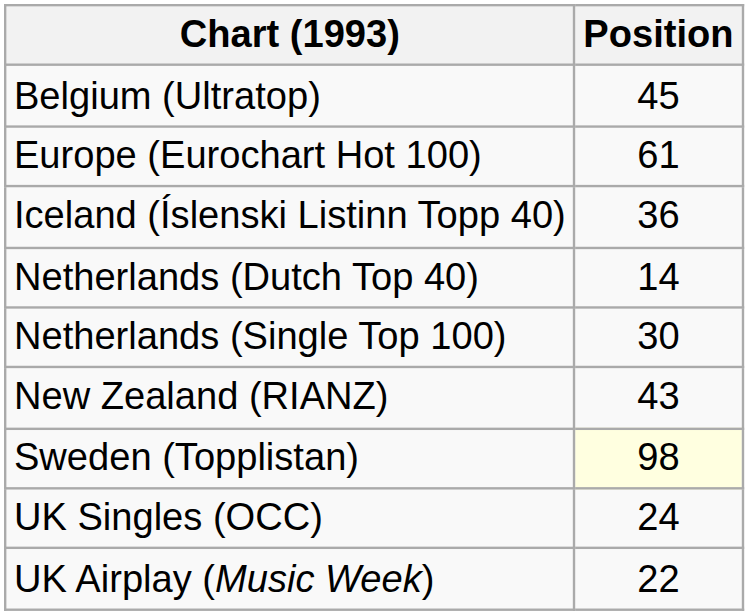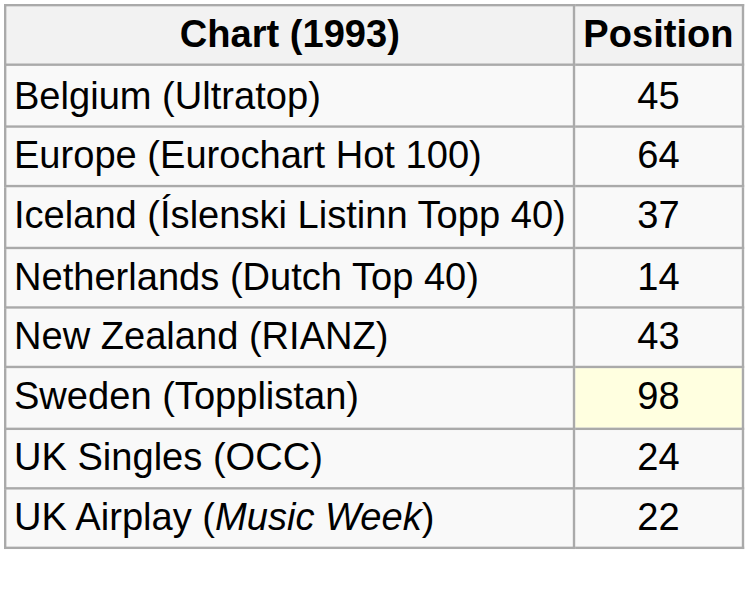(658, 155) 61 -> (658, 155) 64
(658, 215) 36 -> (658, 215) 37
- row: (260, 336)
